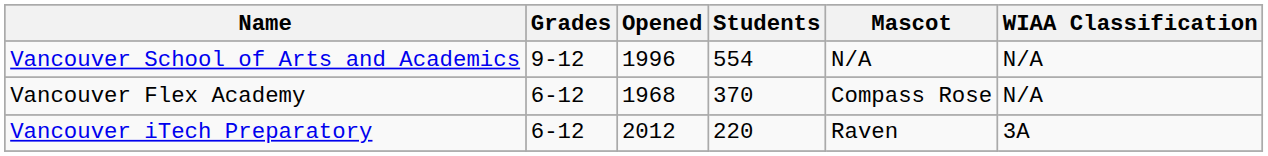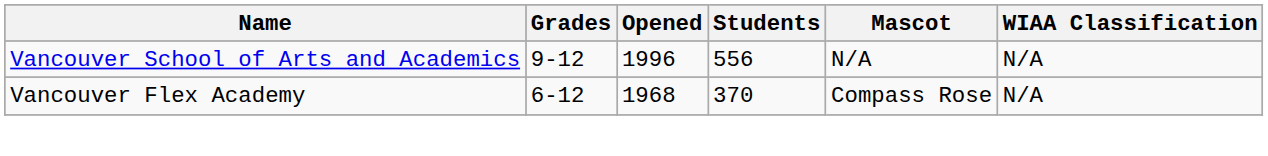(733, 60) 554 -> (733, 60) 556
- row: (191, 132)
